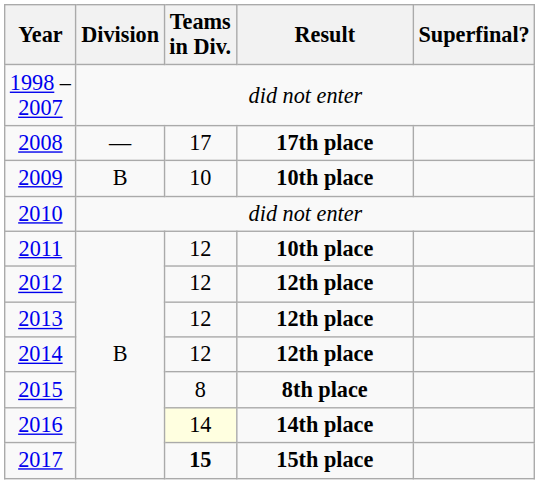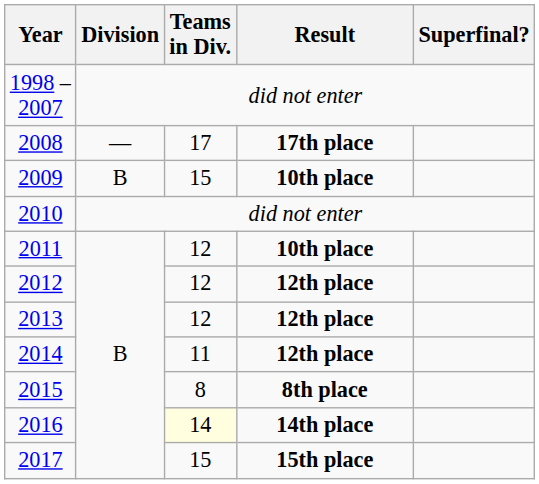(200, 177) 10 -> (200, 177) 15
(200, 354) 12 -> (200, 354) 11
(200, 460) bold -> (200, 460) normal
